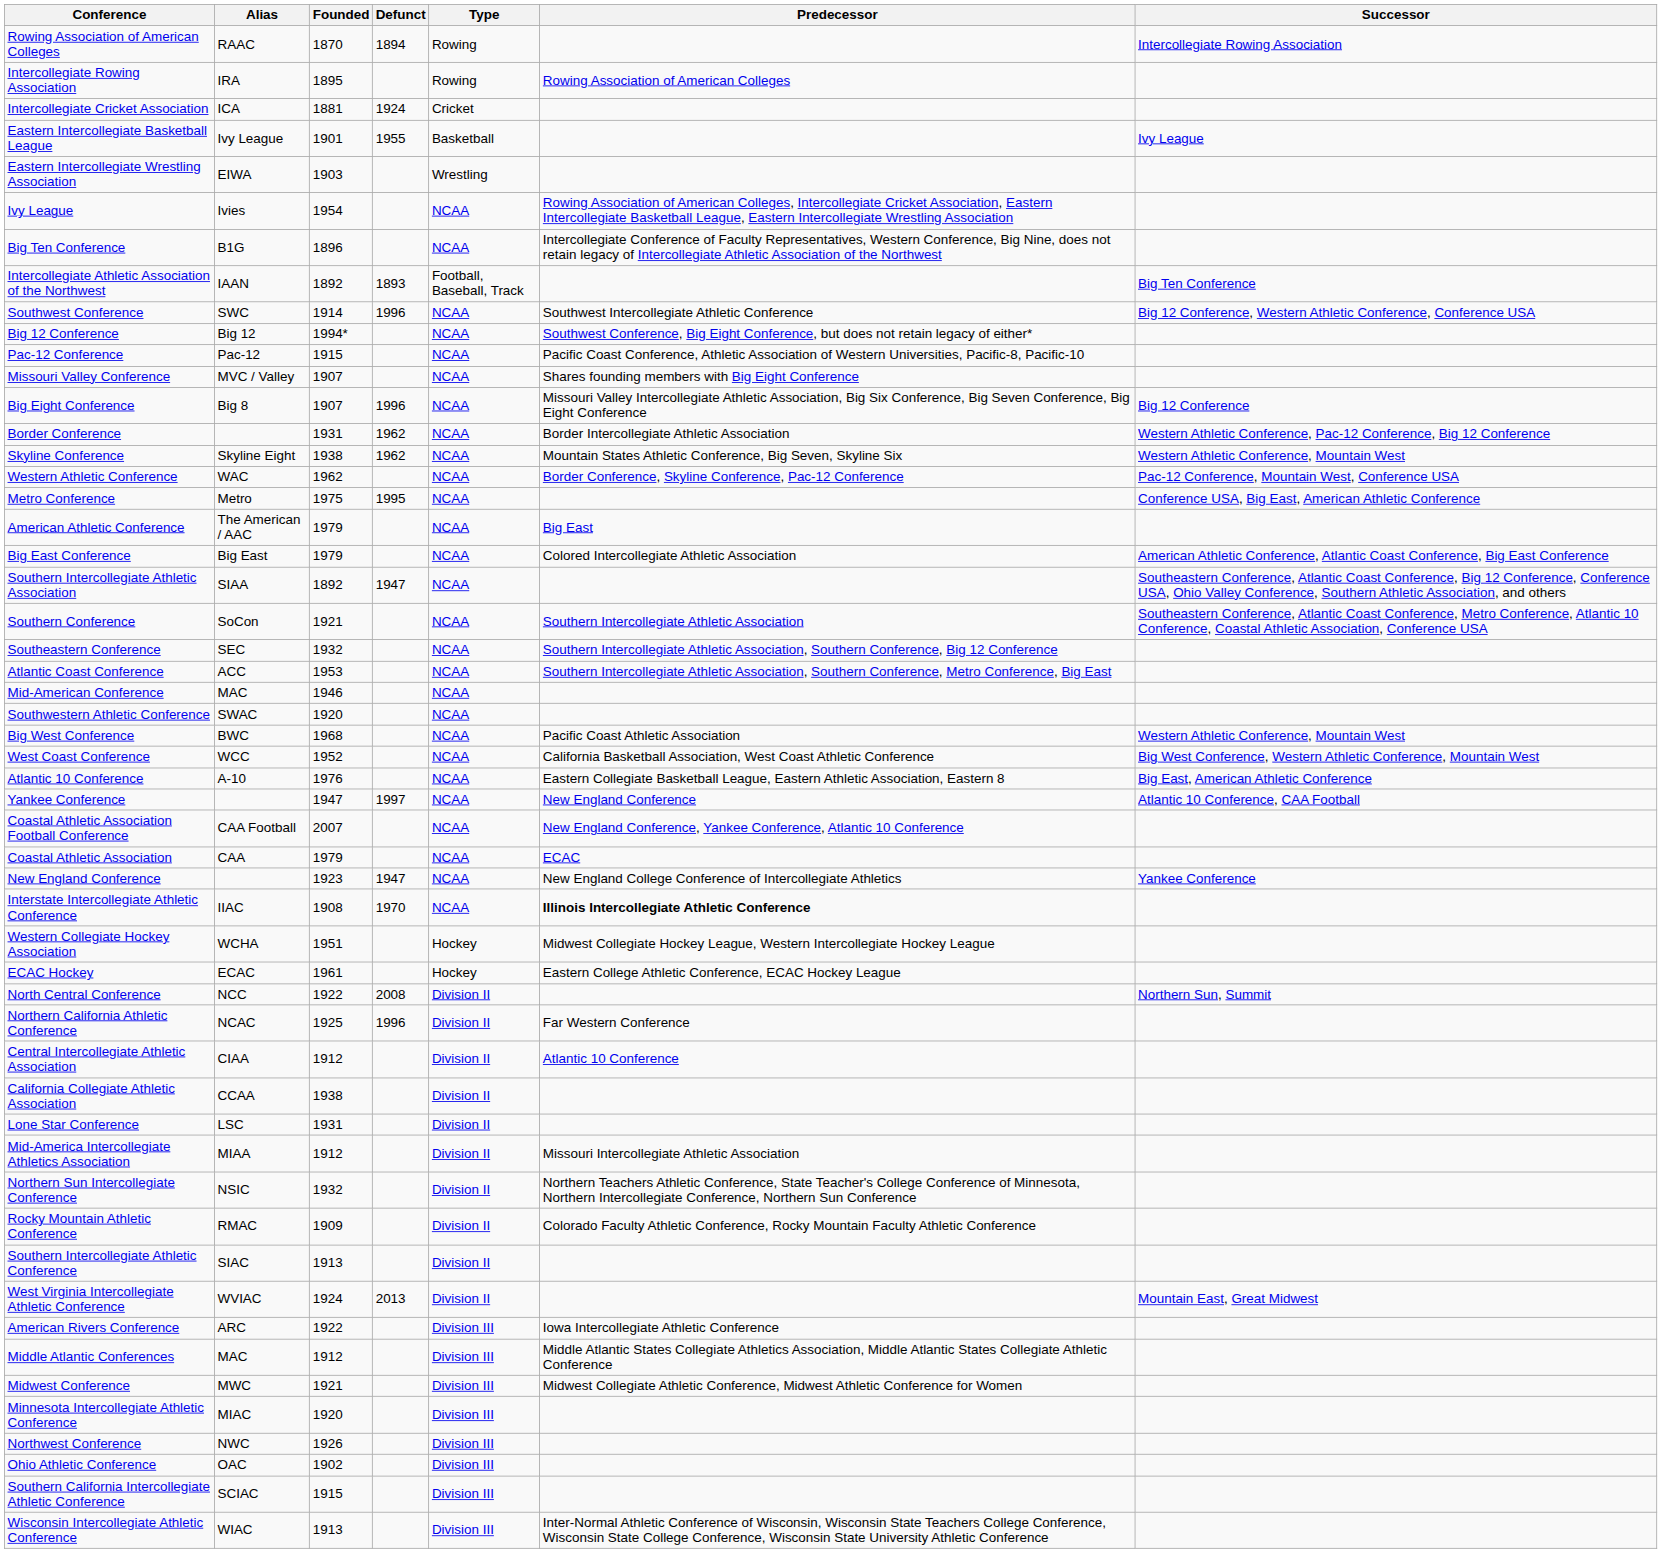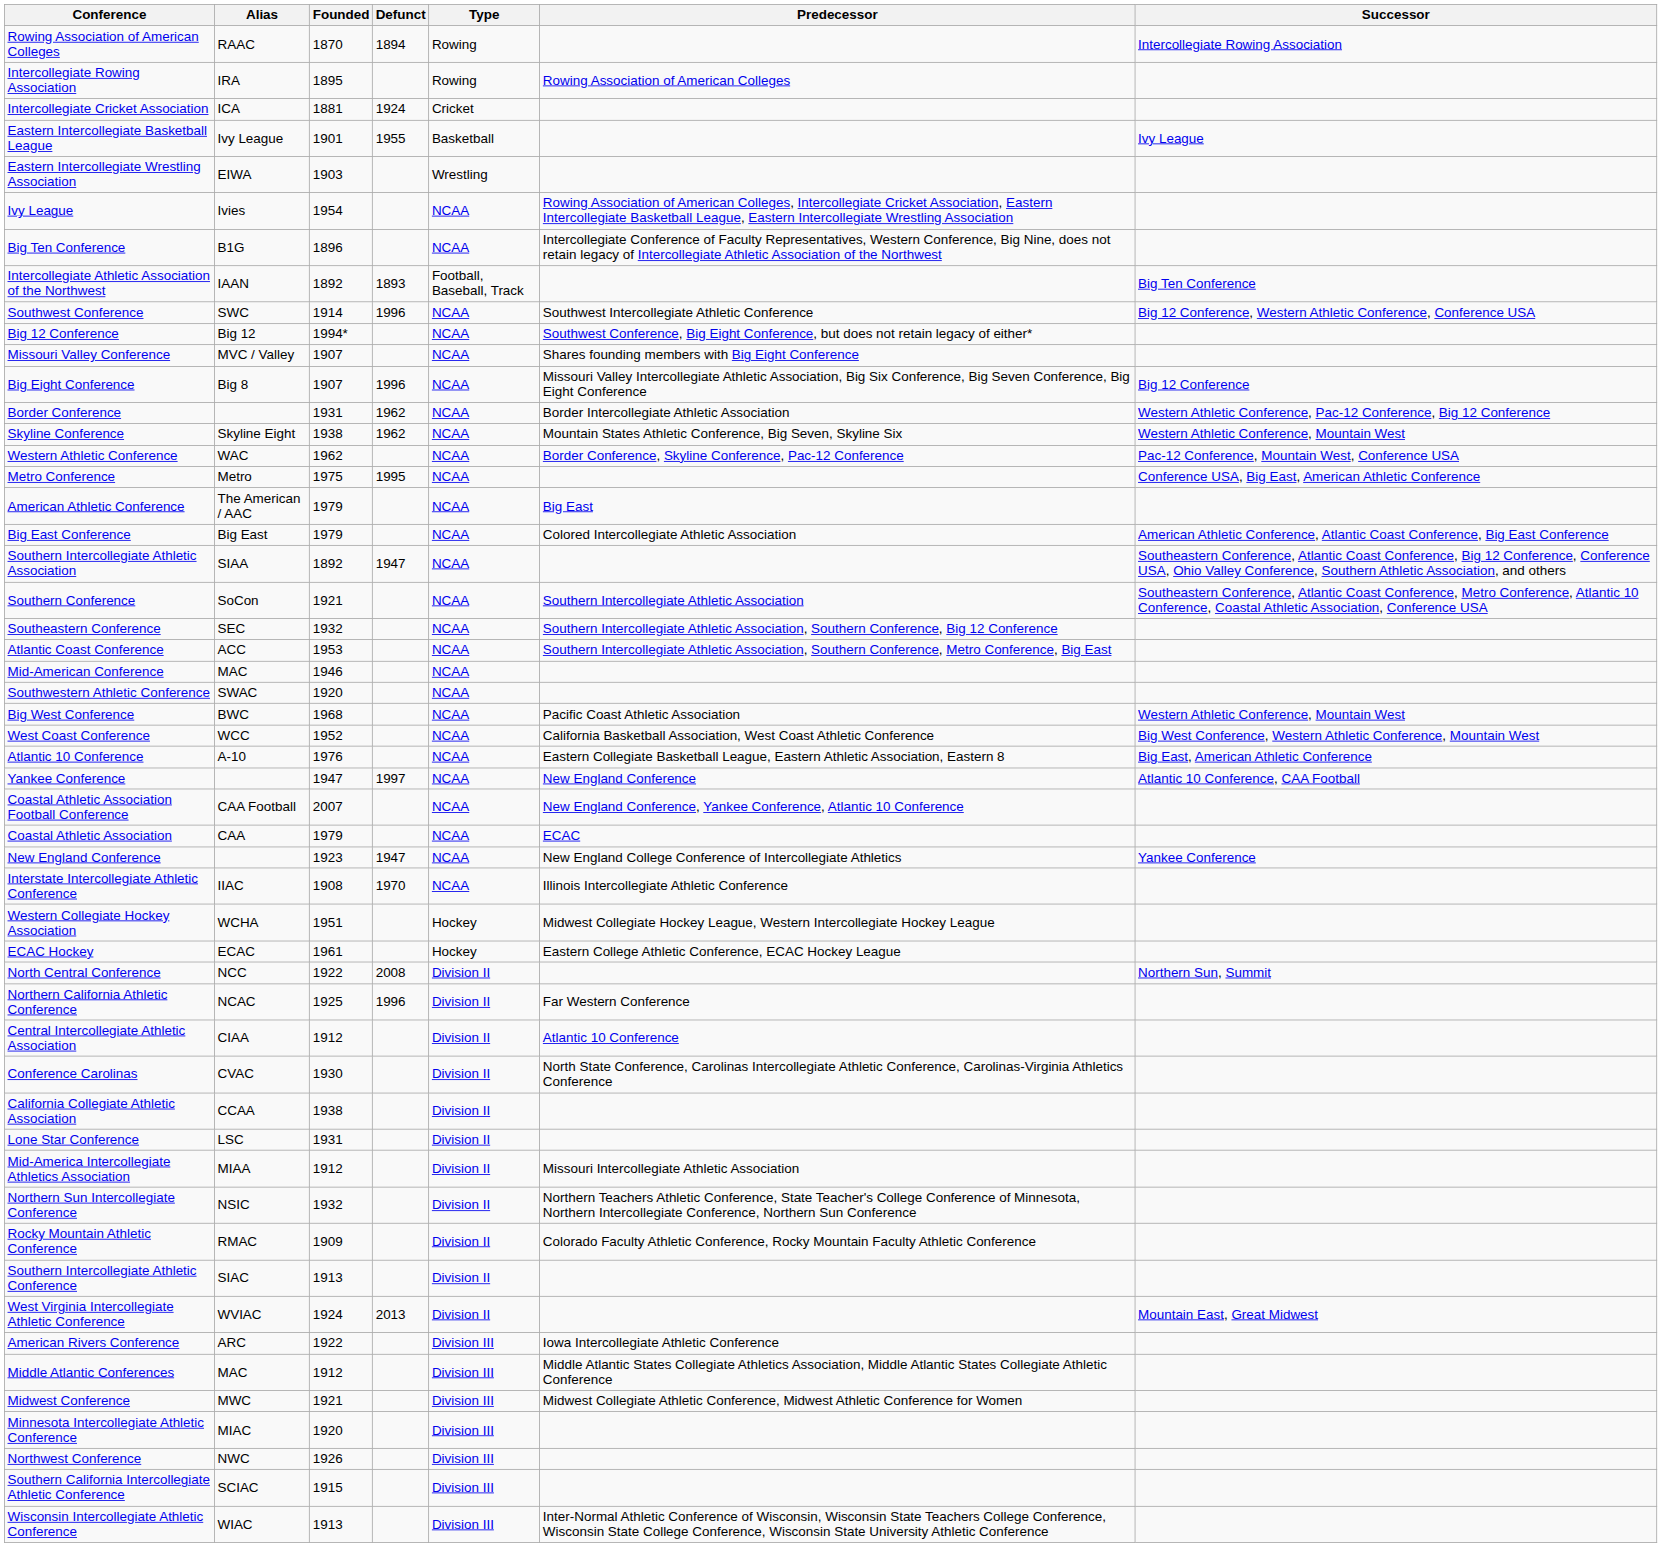- row: (65, 355)
(677, 907) bold -> (665, 886) normal
+ row: (73, 1074)
- row: (82, 1465)
